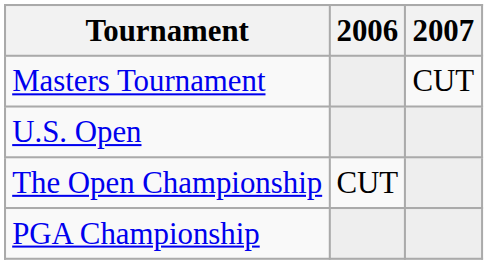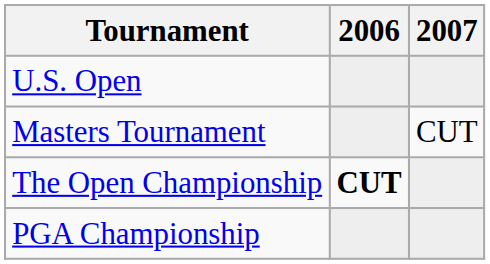rows swapped: (139, 81) <-> (77, 131)
(367, 182) normal -> (369, 182) bold
